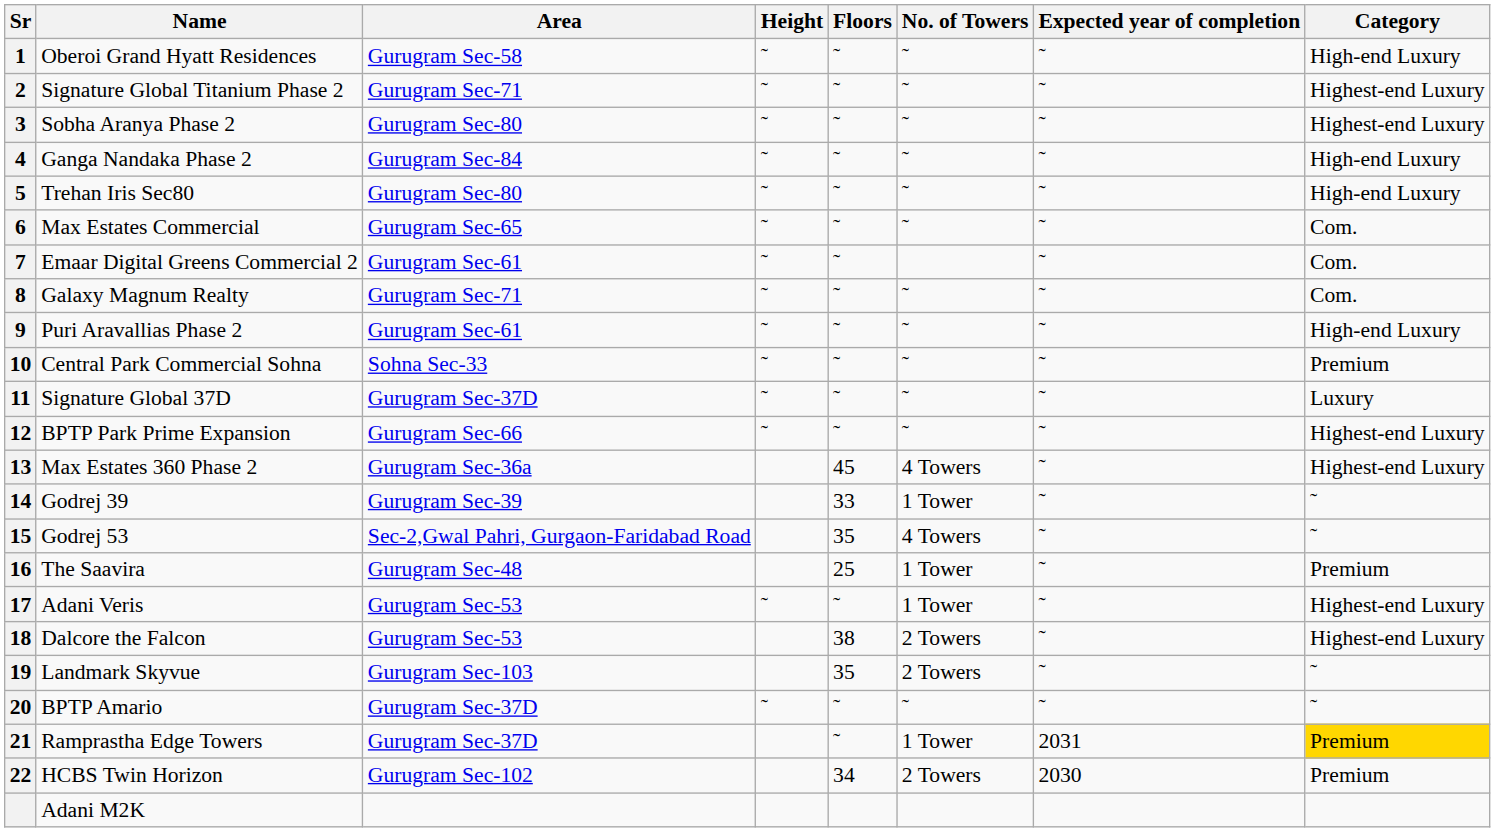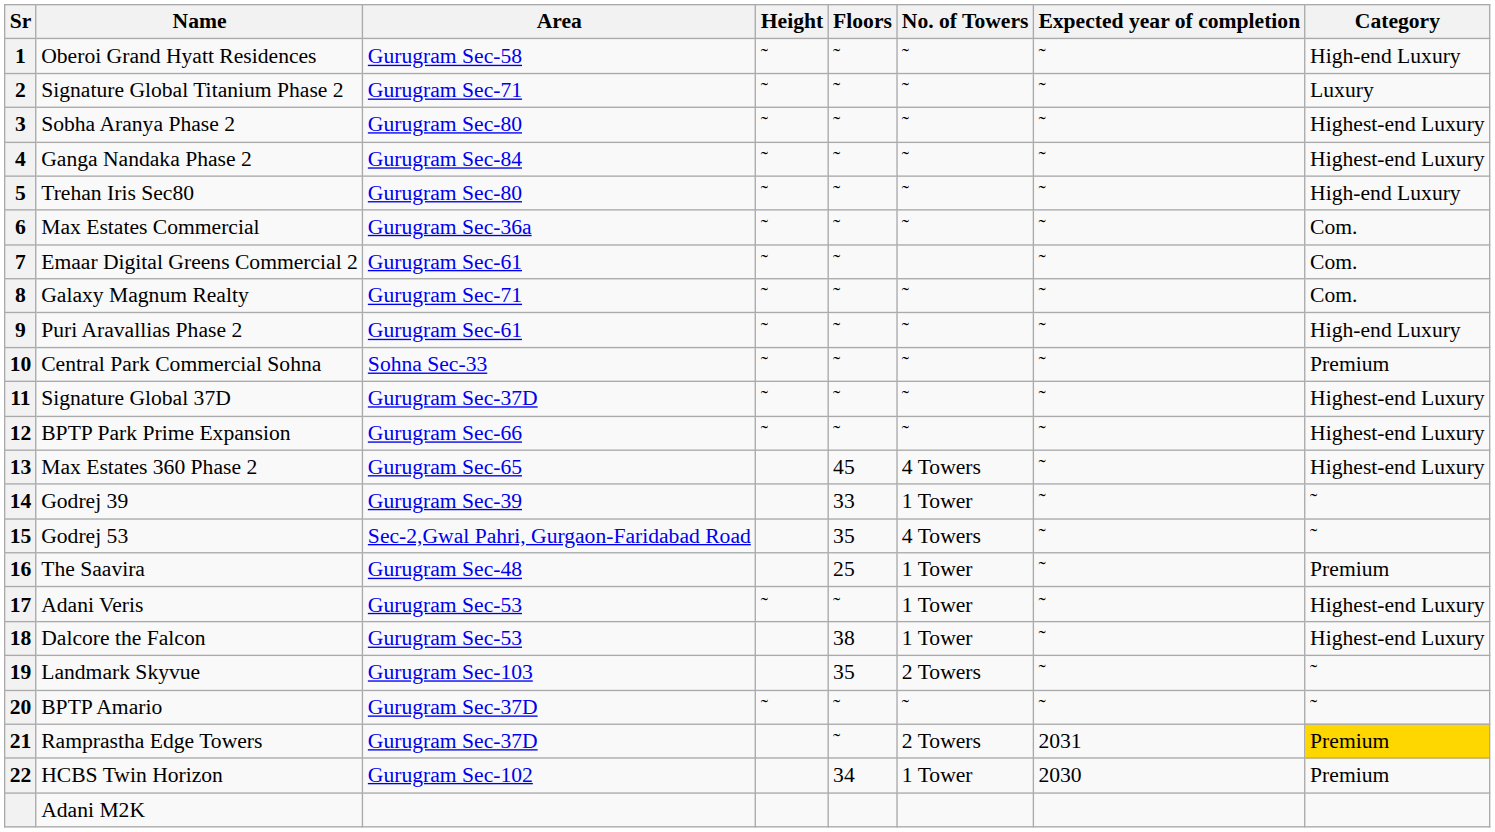(1397, 90) Highest-end Luxury -> (1342, 90) Luxury
(1385, 158) High-end Luxury -> (1397, 158) Highest-end Luxury
(445, 227) Gurugram Sec-65 -> (450, 227) Gurugram Sec-36a
(1342, 398) Luxury -> (1397, 398) Highest-end Luxury
(450, 466) Gurugram Sec-36a -> (445, 466) Gurugram Sec-65
(941, 638) 2 Towers -> (937, 638) 1 Tower
(937, 741) 1 Tower -> (941, 741) 2 Towers
(941, 775) 2 Towers -> (937, 775) 1 Tower
